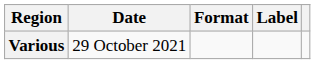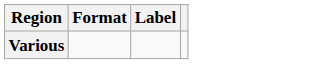- column: (129, 17)
